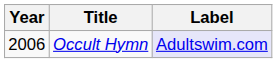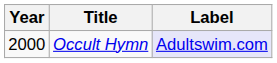(27, 44) 2006 -> (27, 44) 2000
